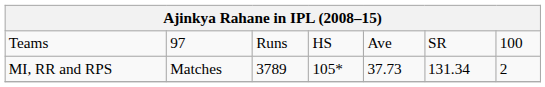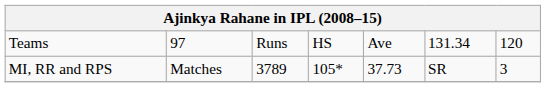(437, 43) SR -> (449, 43) 131.34
(511, 43) 100 -> (511, 43) 120
(449, 68) 131.34 -> (437, 68) SR
(504, 68) 2 -> (504, 68) 3
